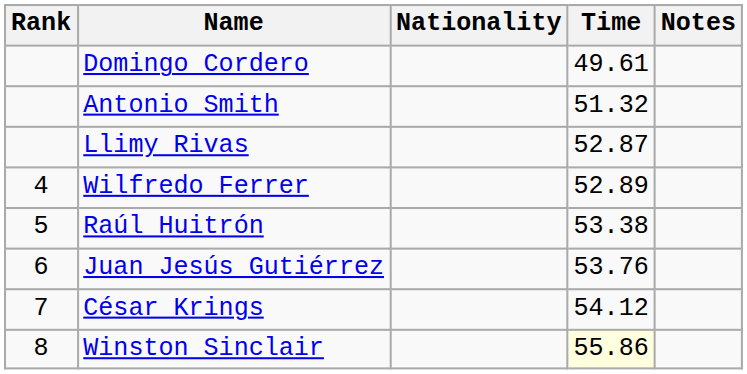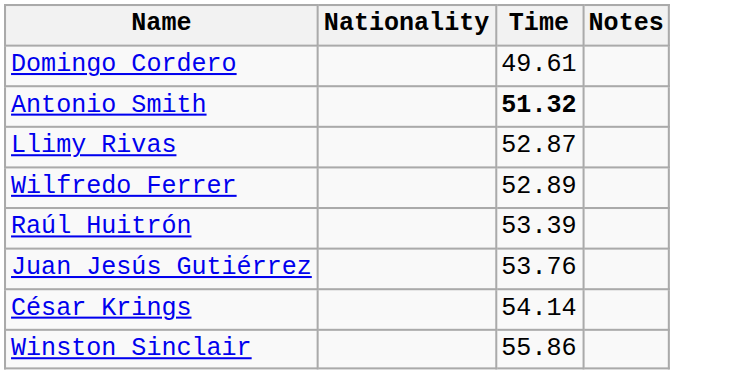- column: (41, 26)
(611, 107) normal -> (539, 107) bold
(611, 228) 53.38 -> (539, 228) 53.39
(611, 309) 54.12 -> (539, 309) 54.14
(611, 349) lightyellow background -> (539, 349) no background
